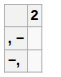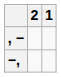+ column: (49, 15)
